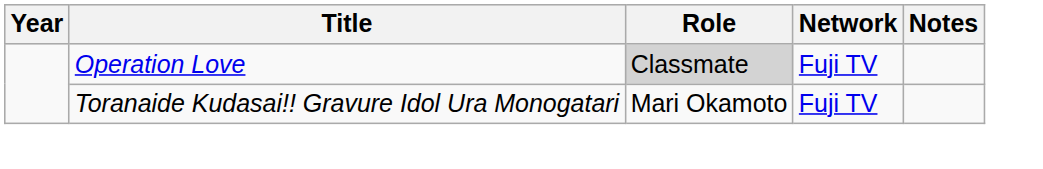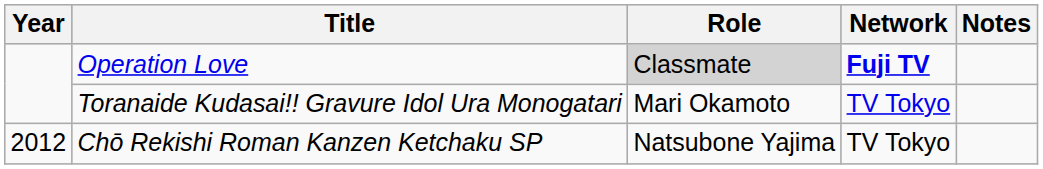(838, 63) normal -> (888, 63) bold
(838, 103) Fuji TV -> (898, 103) TV Tokyo
+ row: (310, 143)
